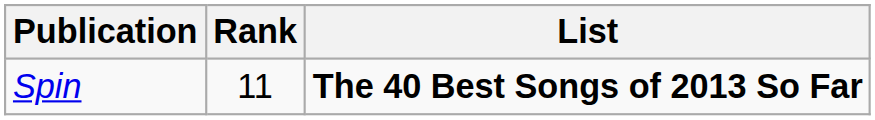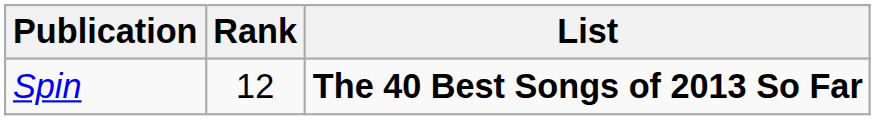(255, 85) 11 -> (255, 85) 12
